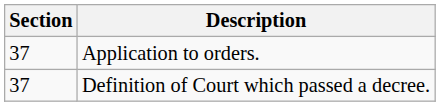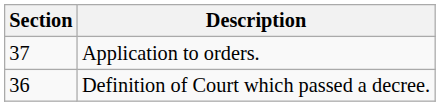(19, 85) 37 -> (19, 85) 36
